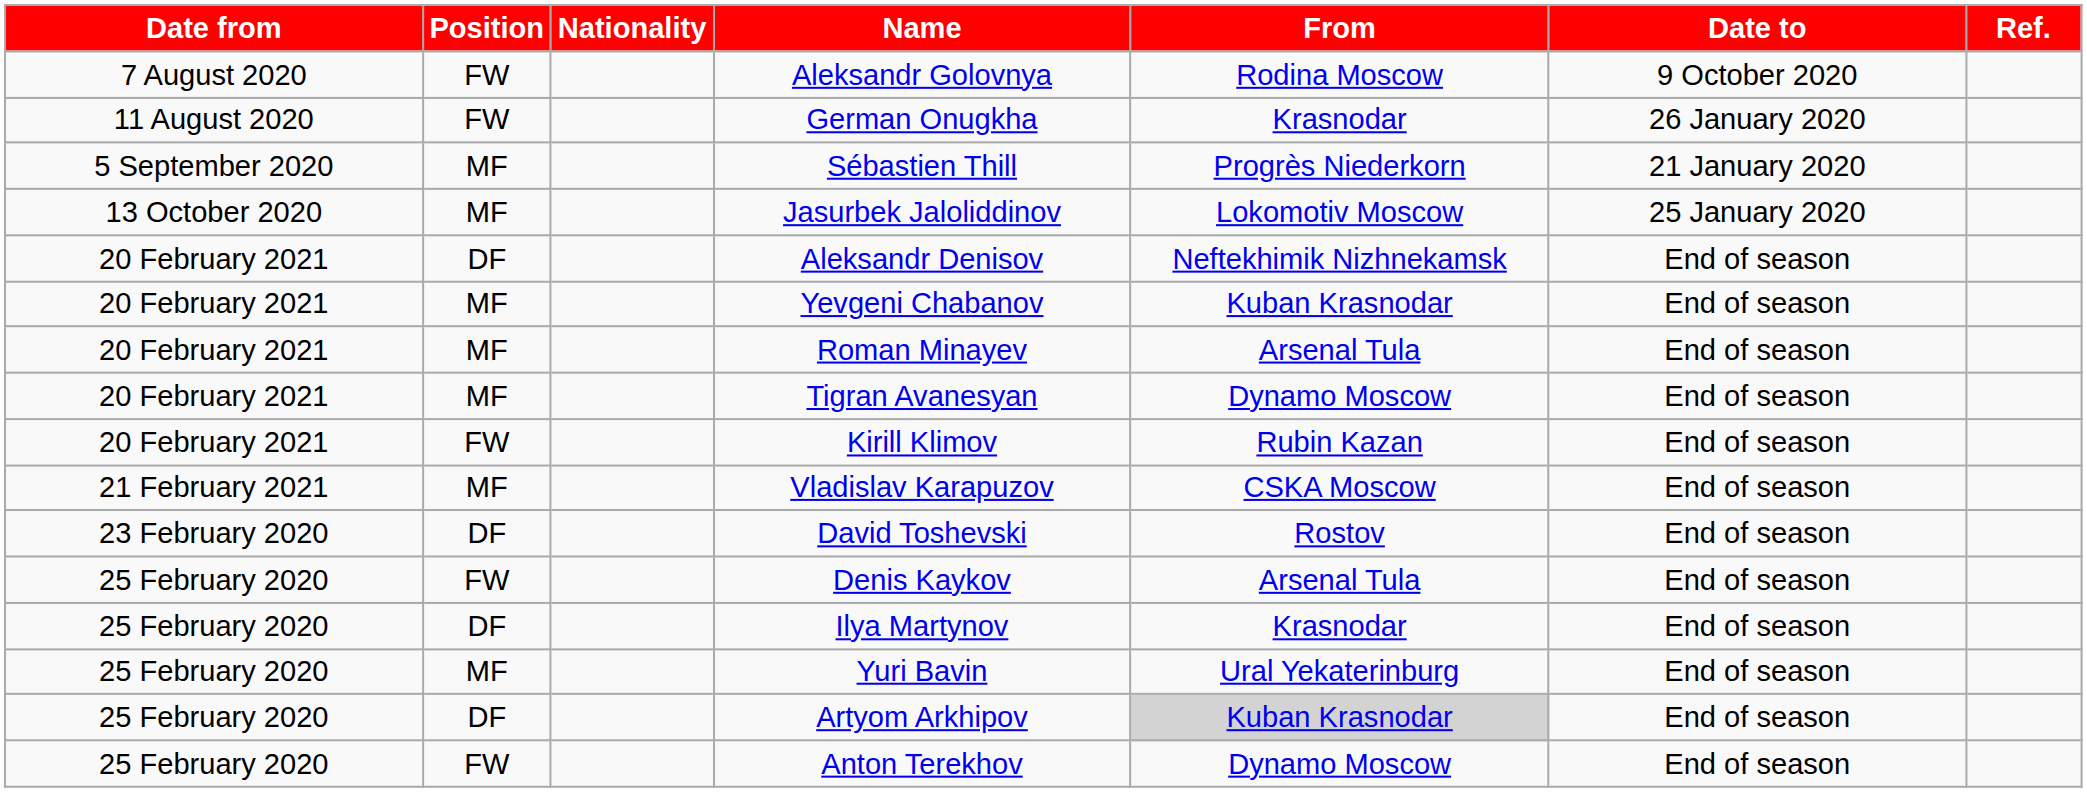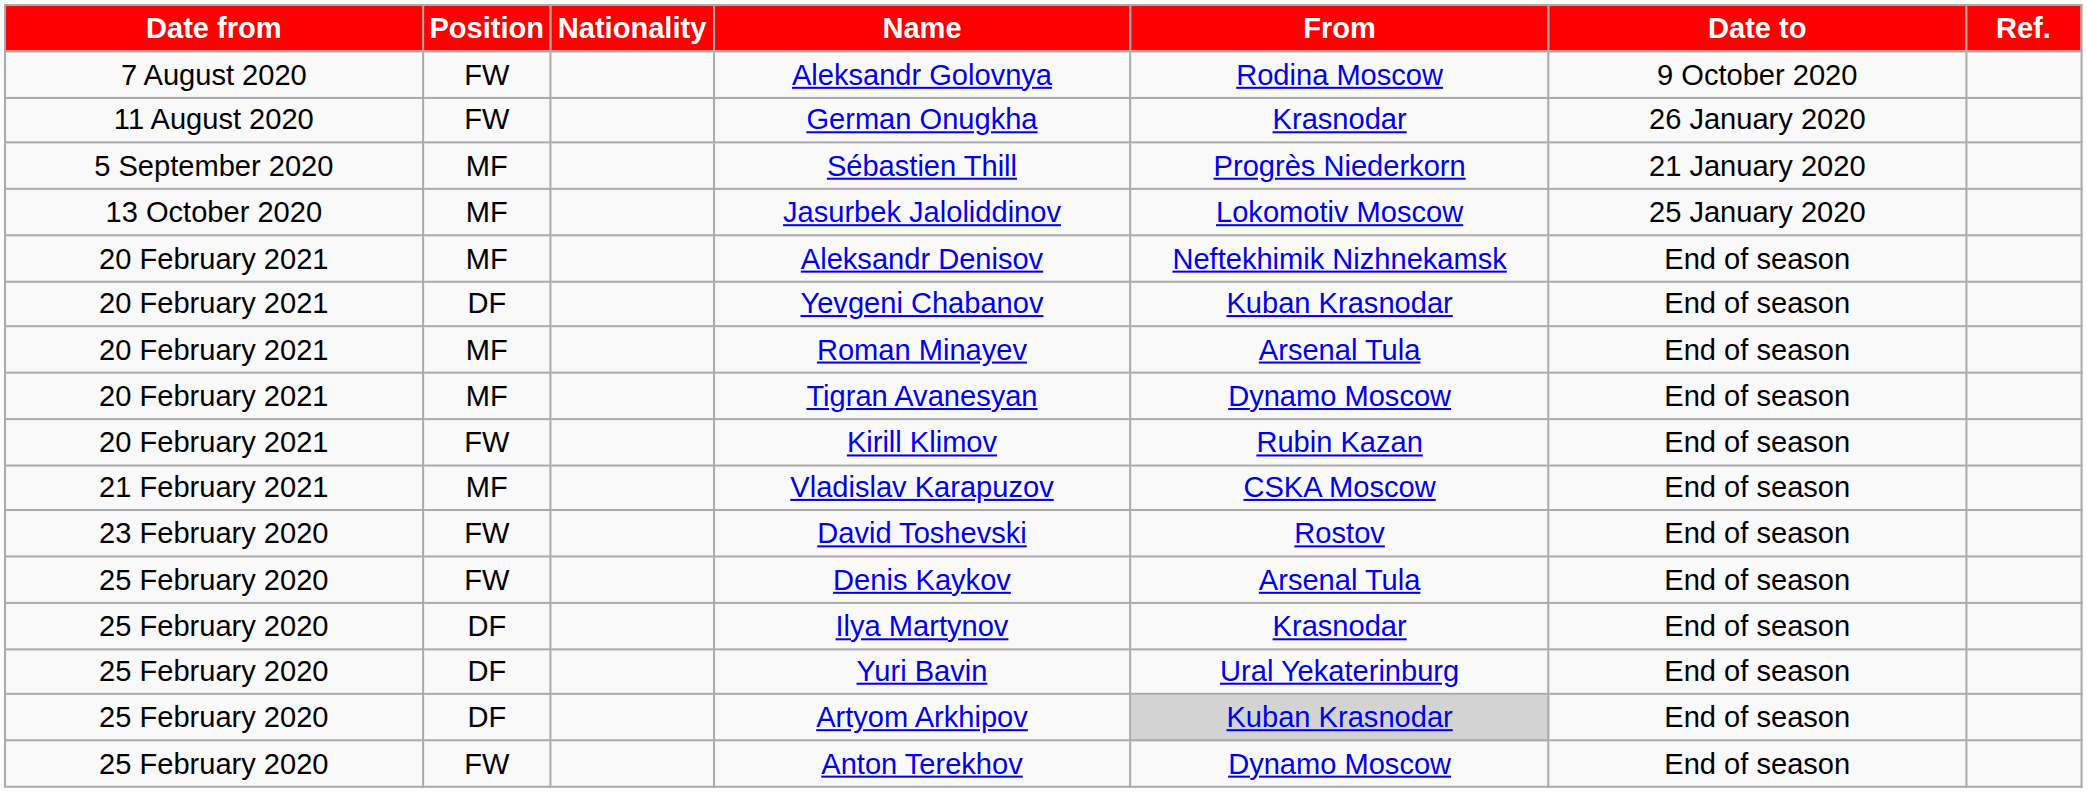(487, 258) DF -> (487, 258) MF
(487, 304) MF -> (487, 304) DF
(487, 534) DF -> (487, 534) FW
(487, 672) MF -> (487, 672) DF
